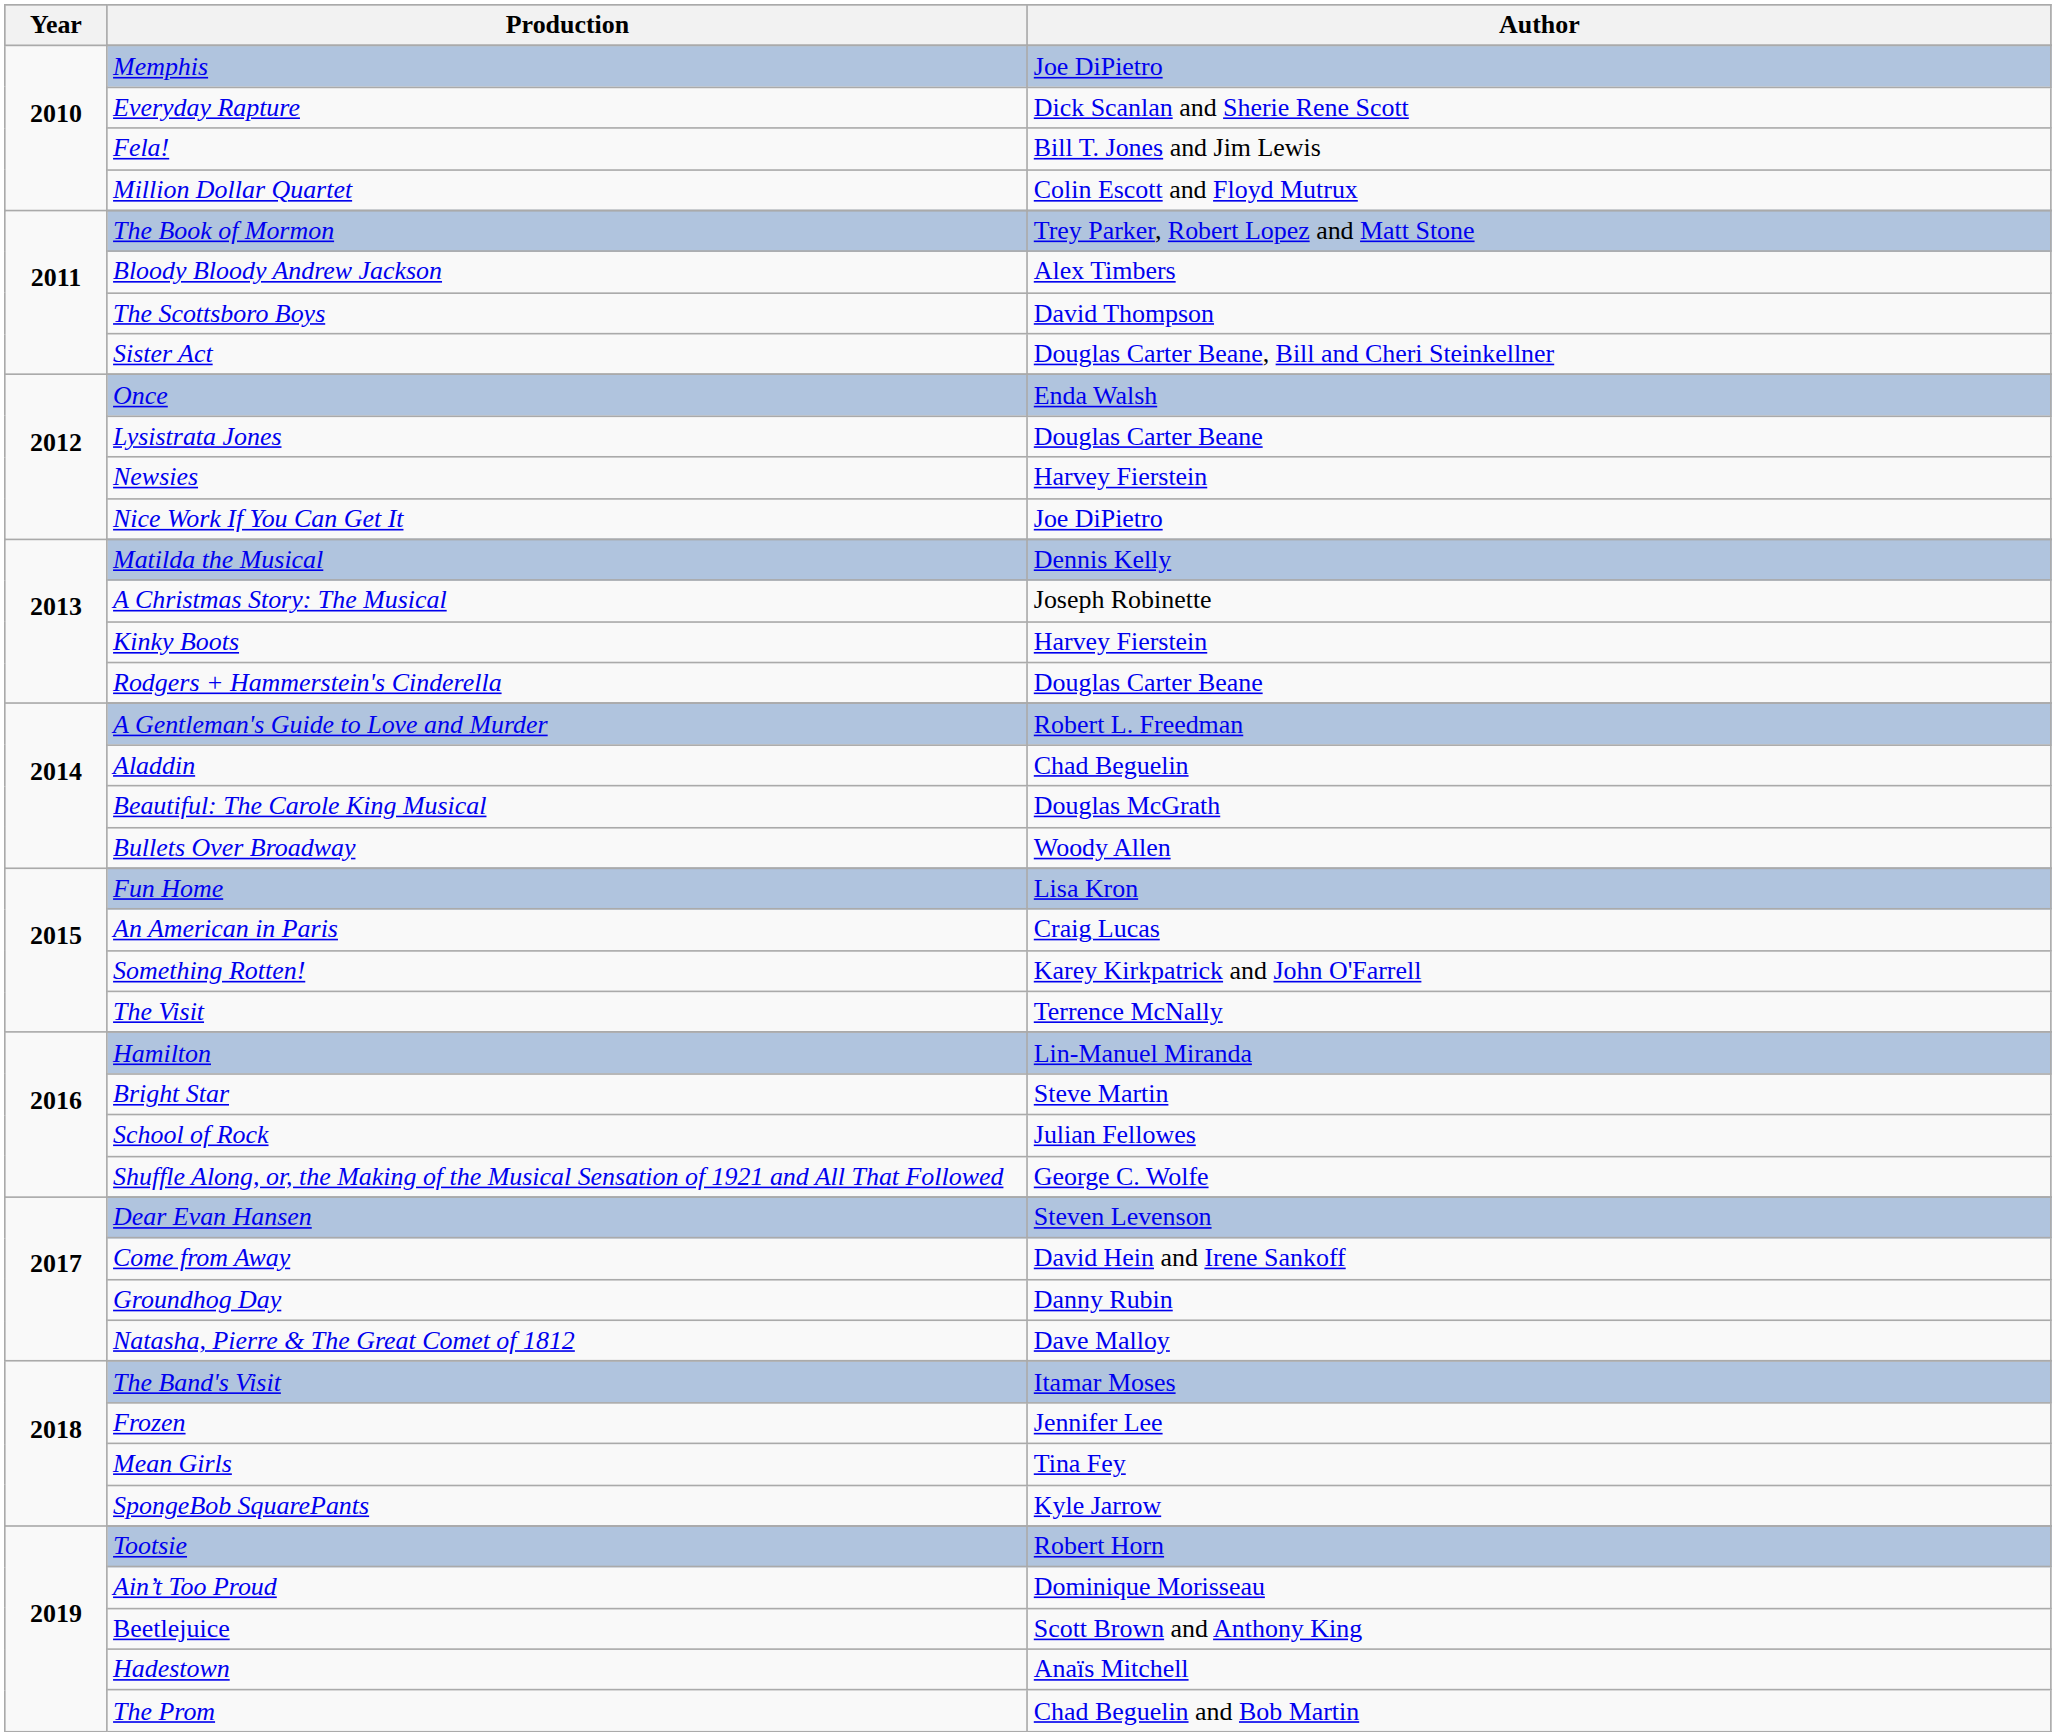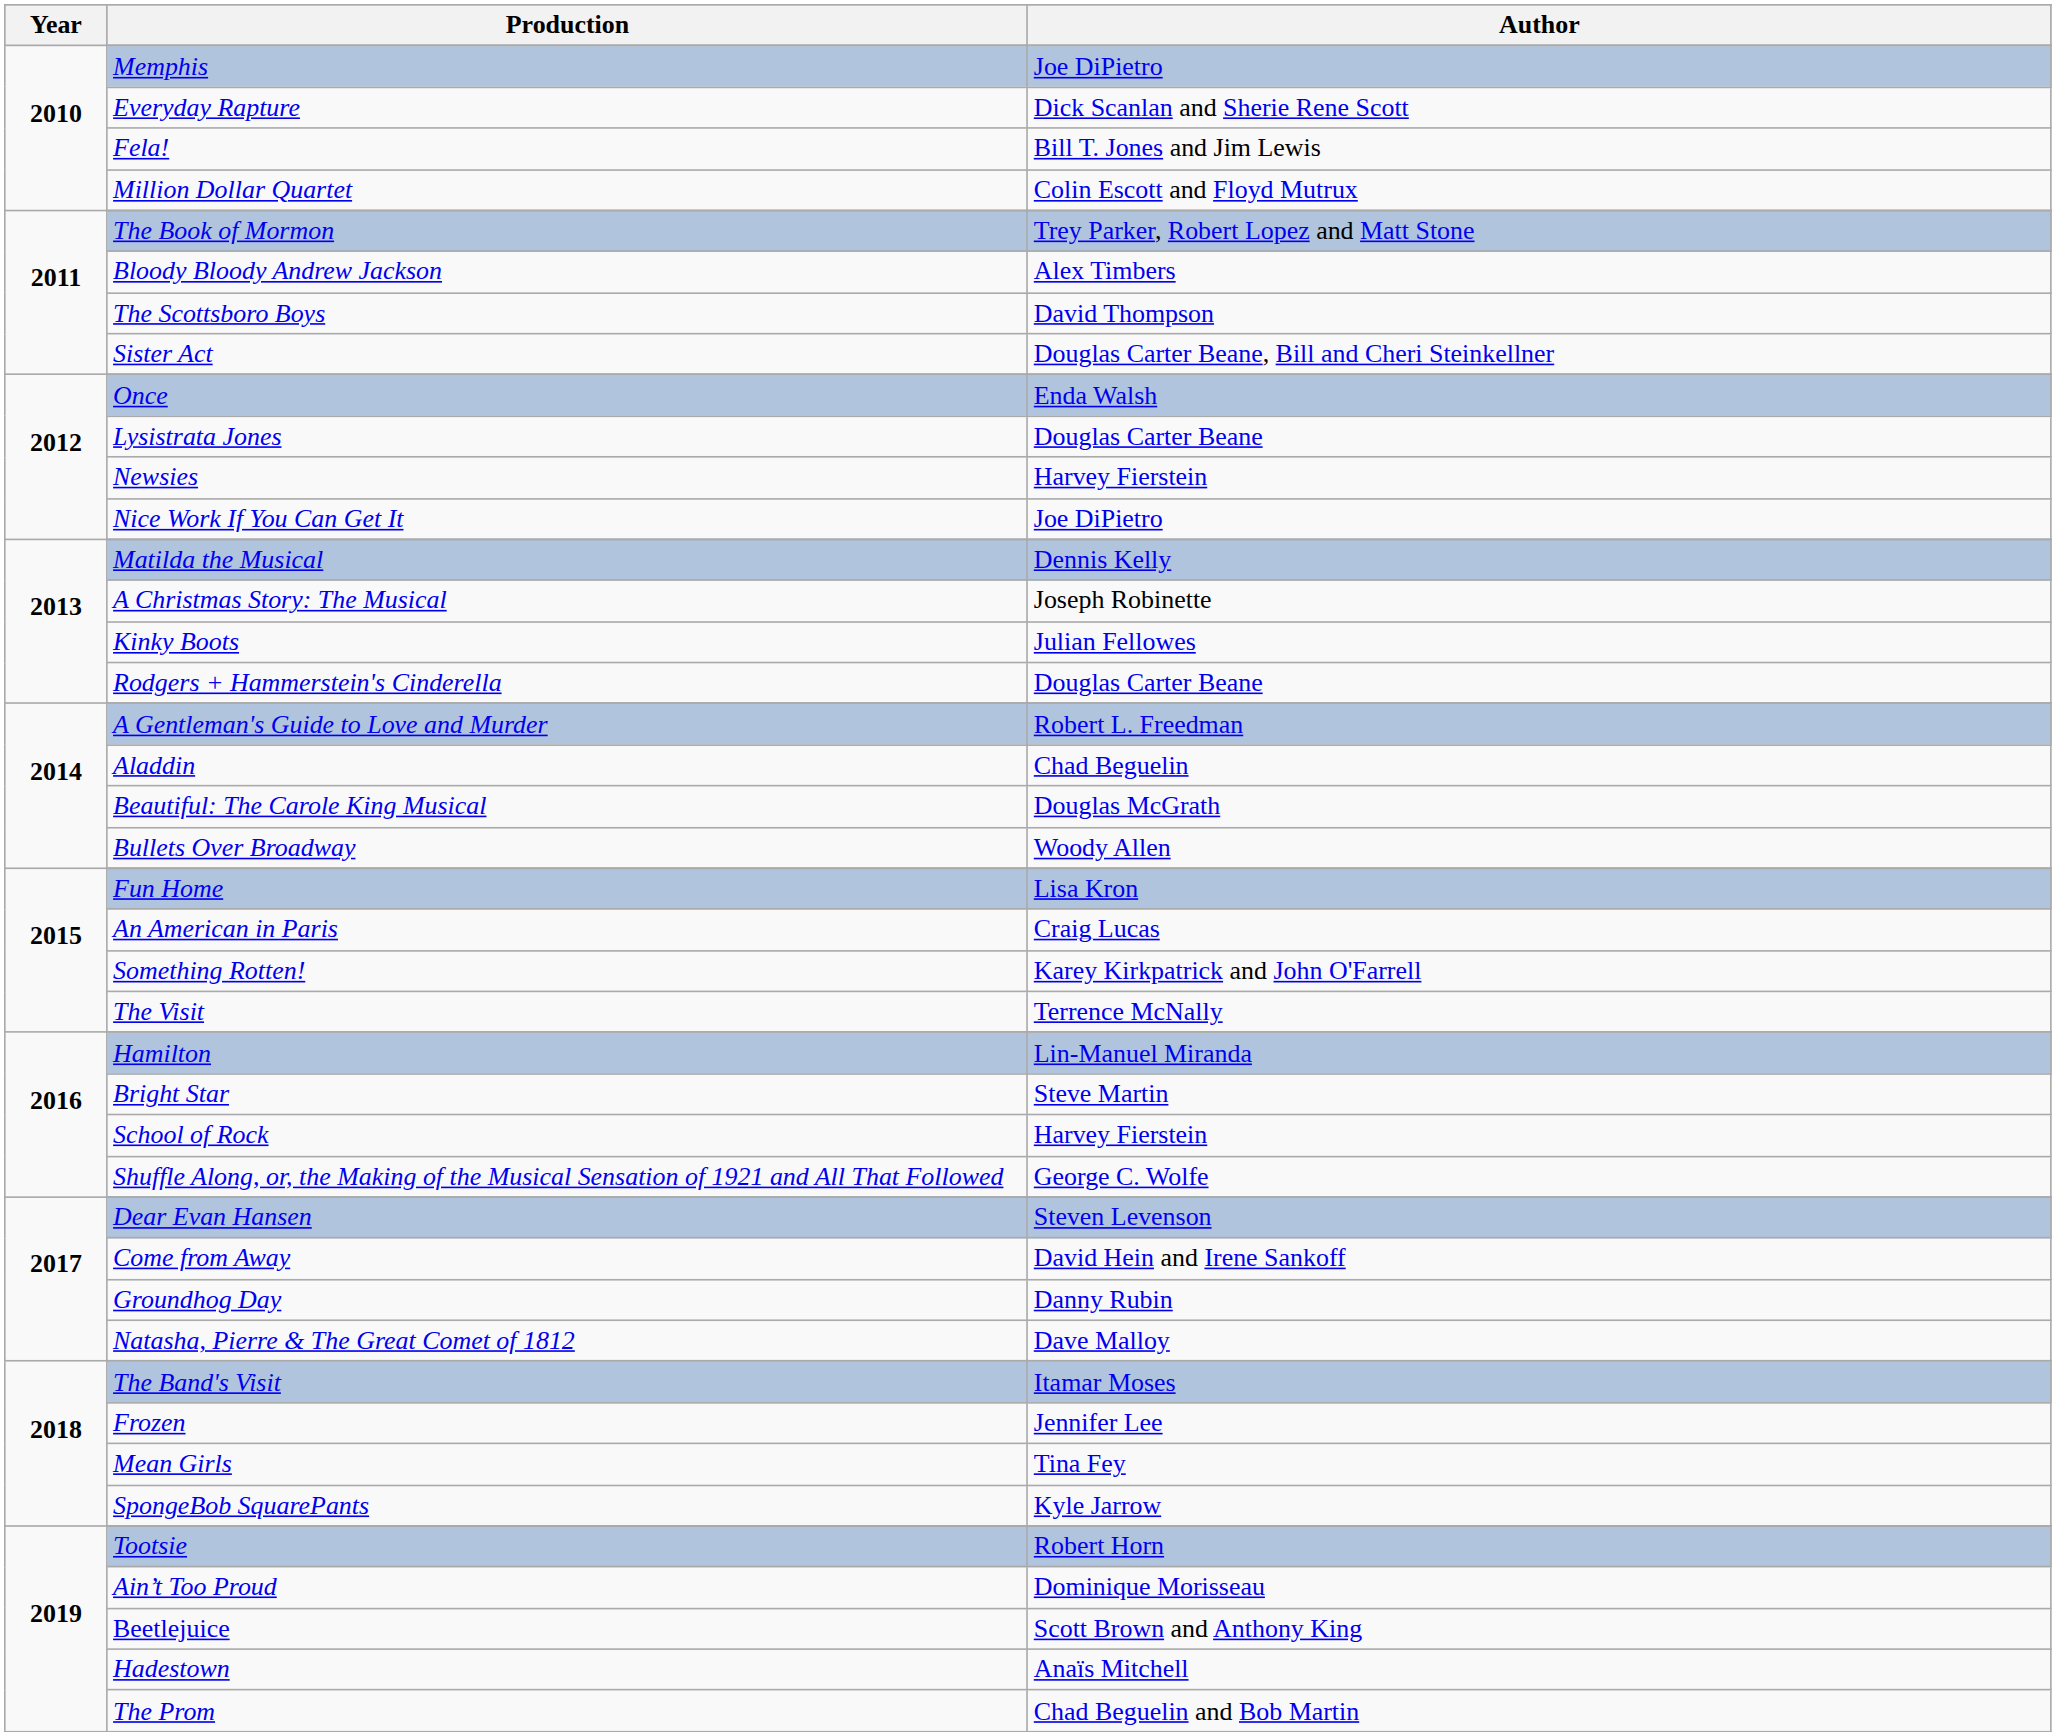(1121, 641) Harvey Fierstein -> (1115, 641) Julian Fellowes
(1115, 1134) Julian Fellowes -> (1121, 1134) Harvey Fierstein
